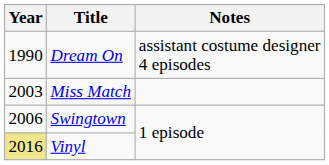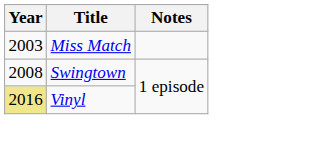- row: (87, 54)
(26, 118) 2006 -> (26, 72) 2008
